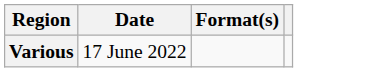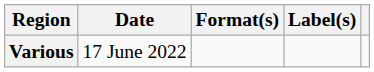+ column: (322, 19)
